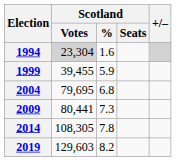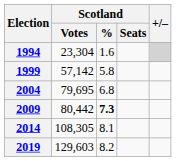(77, 52) lightgrey background -> (77, 52) no background
(77, 71) 39,455 -> (77, 71) 57,142
(107, 71) 5.9 -> (107, 71) 5.8
(77, 109) 80,441 -> (77, 109) 80,442
(107, 109) normal -> (107, 109) bold
(107, 128) 7.8 -> (107, 128) 8.1
